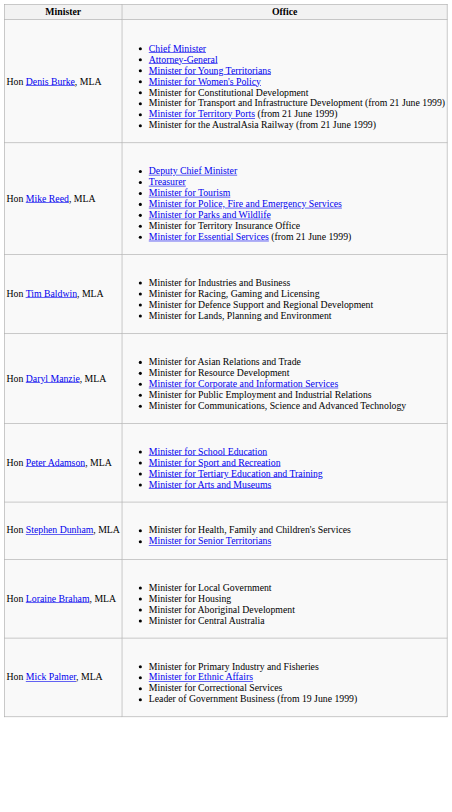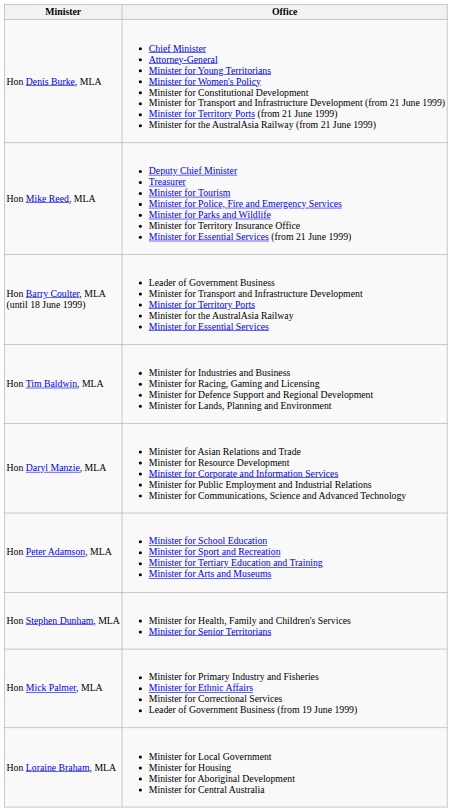+ row: (56, 299)
rows swapped: (61, 598) <-> (55, 677)
